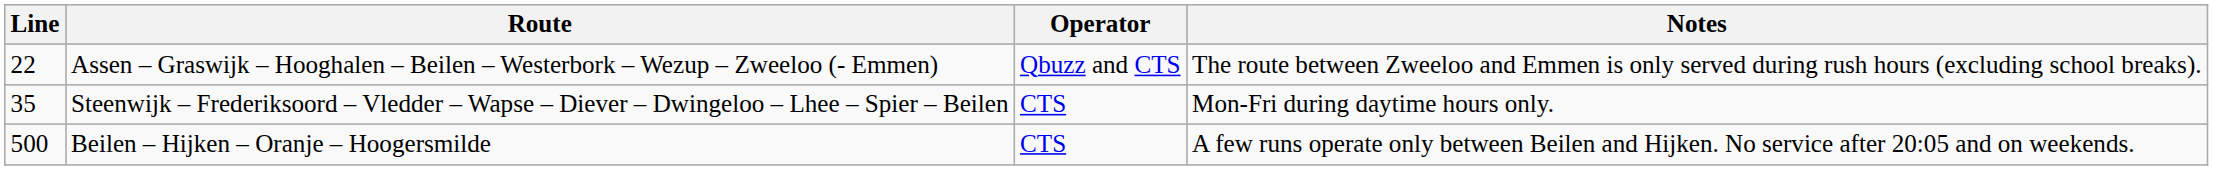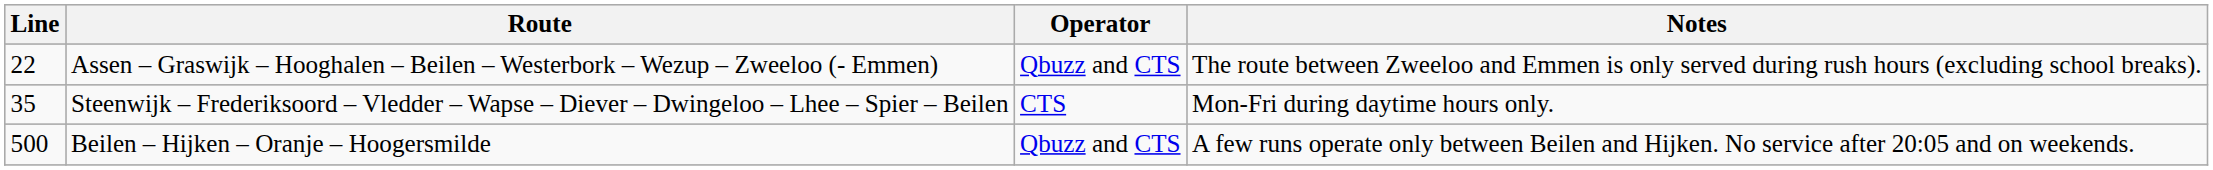(1043, 143) CTS -> (1100, 143) Qbuzz and CTS
